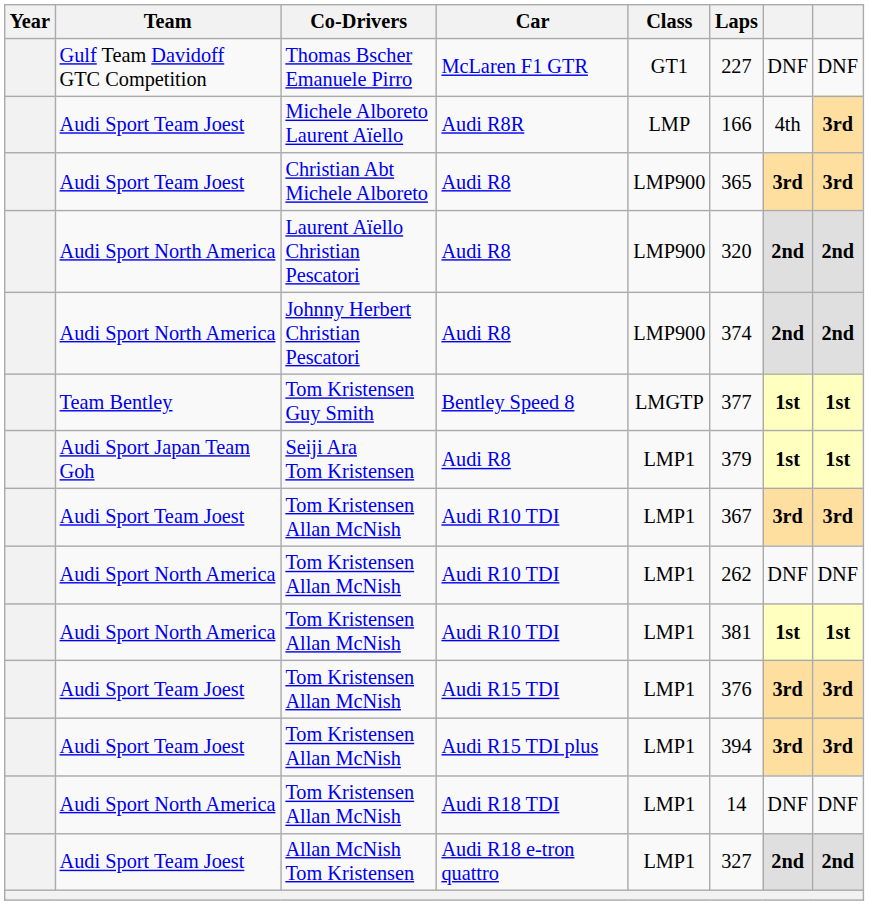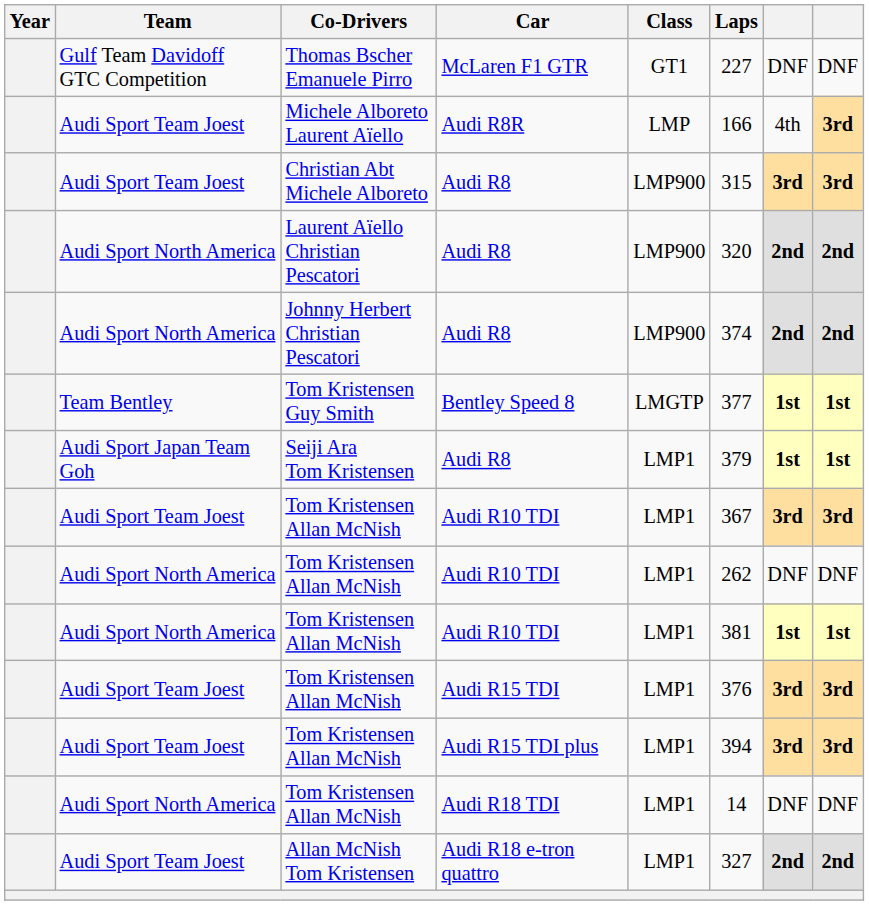(736, 182) 365 -> (736, 182) 315
